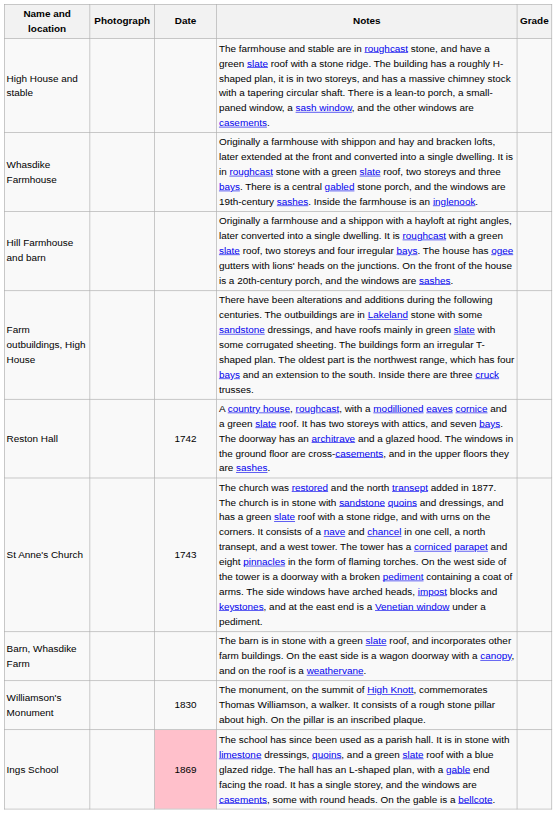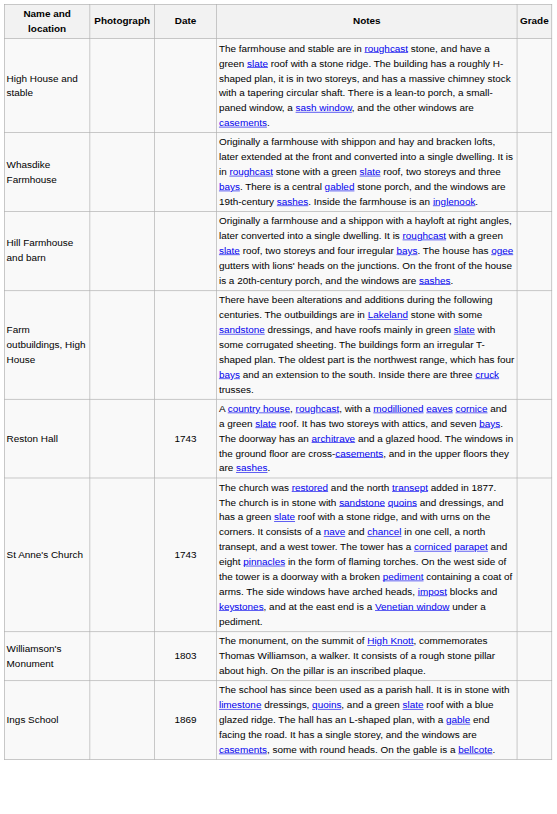(186, 438) 1742 -> (186, 438) 1743
- row: (42, 656)
(186, 705) 1830 -> (186, 656) 1803
(186, 769) pink background -> (186, 720) no background
